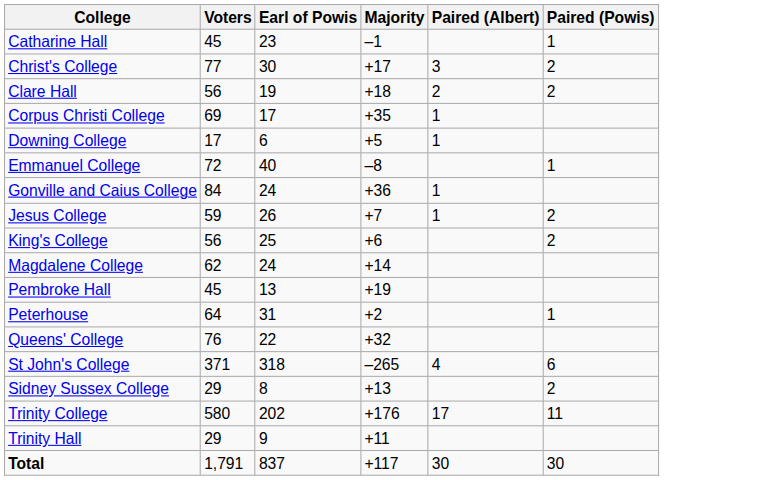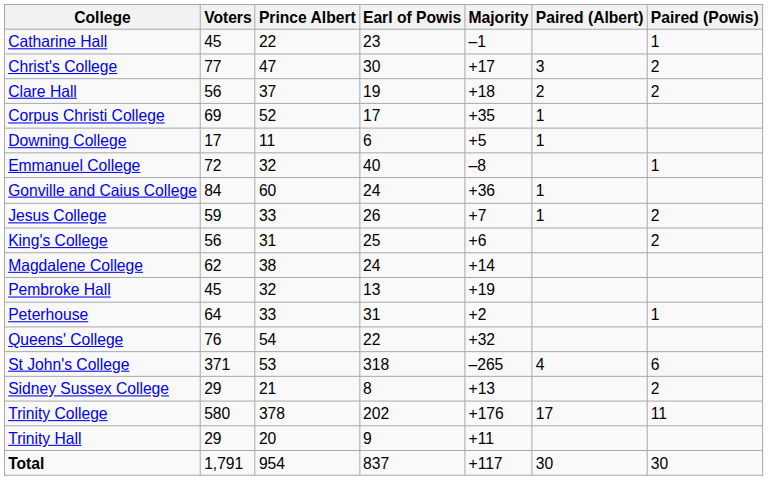+ column: (307, 17)
